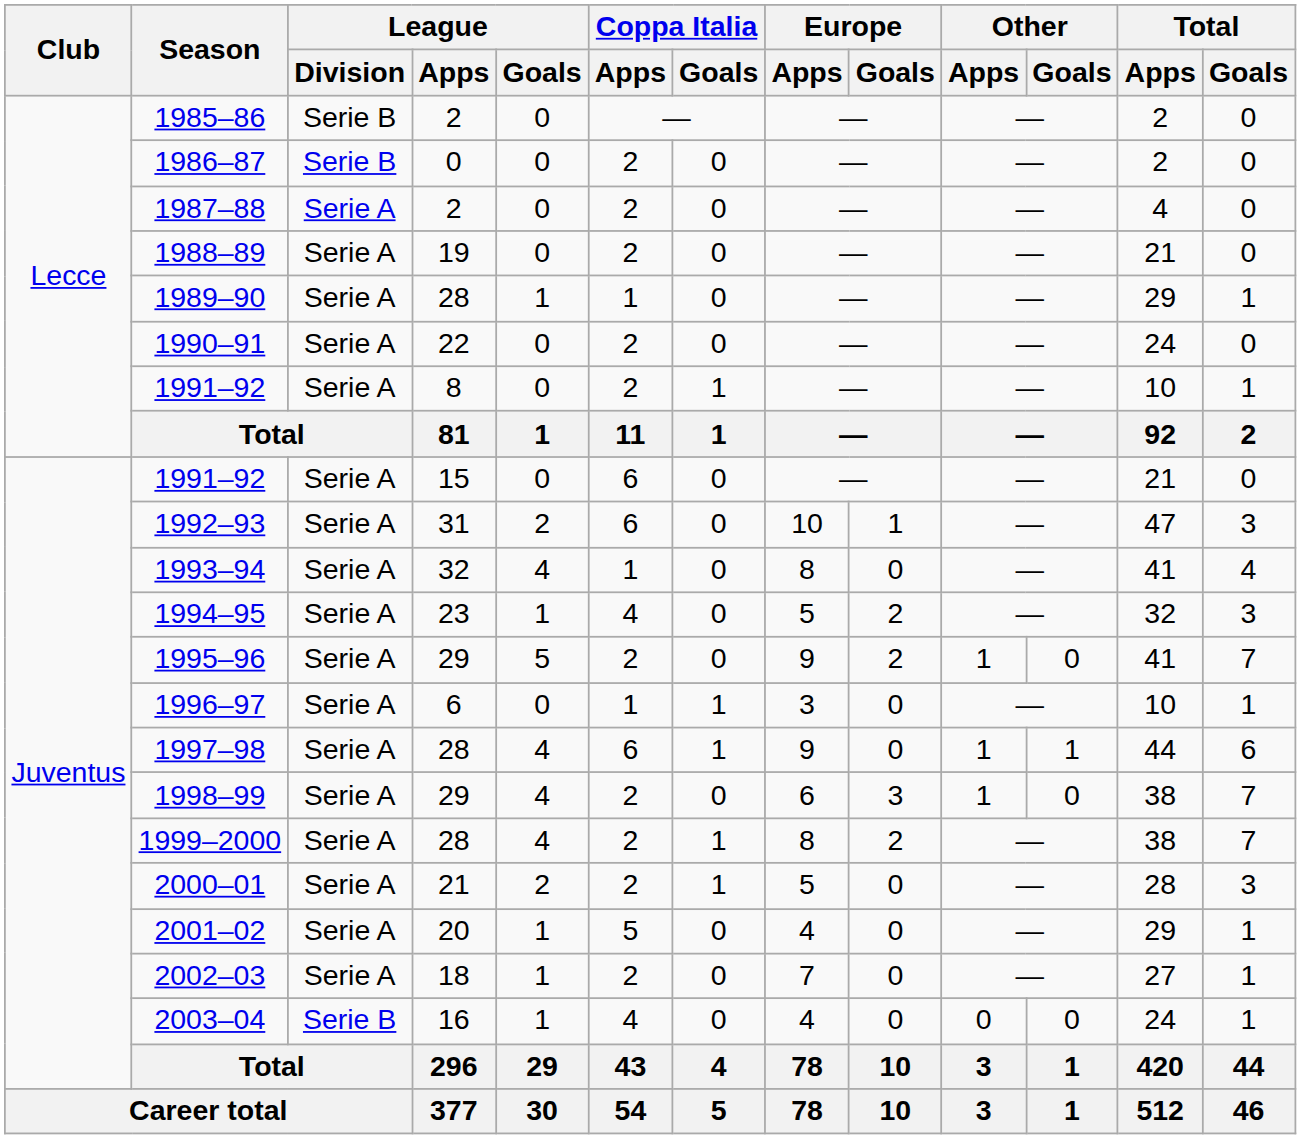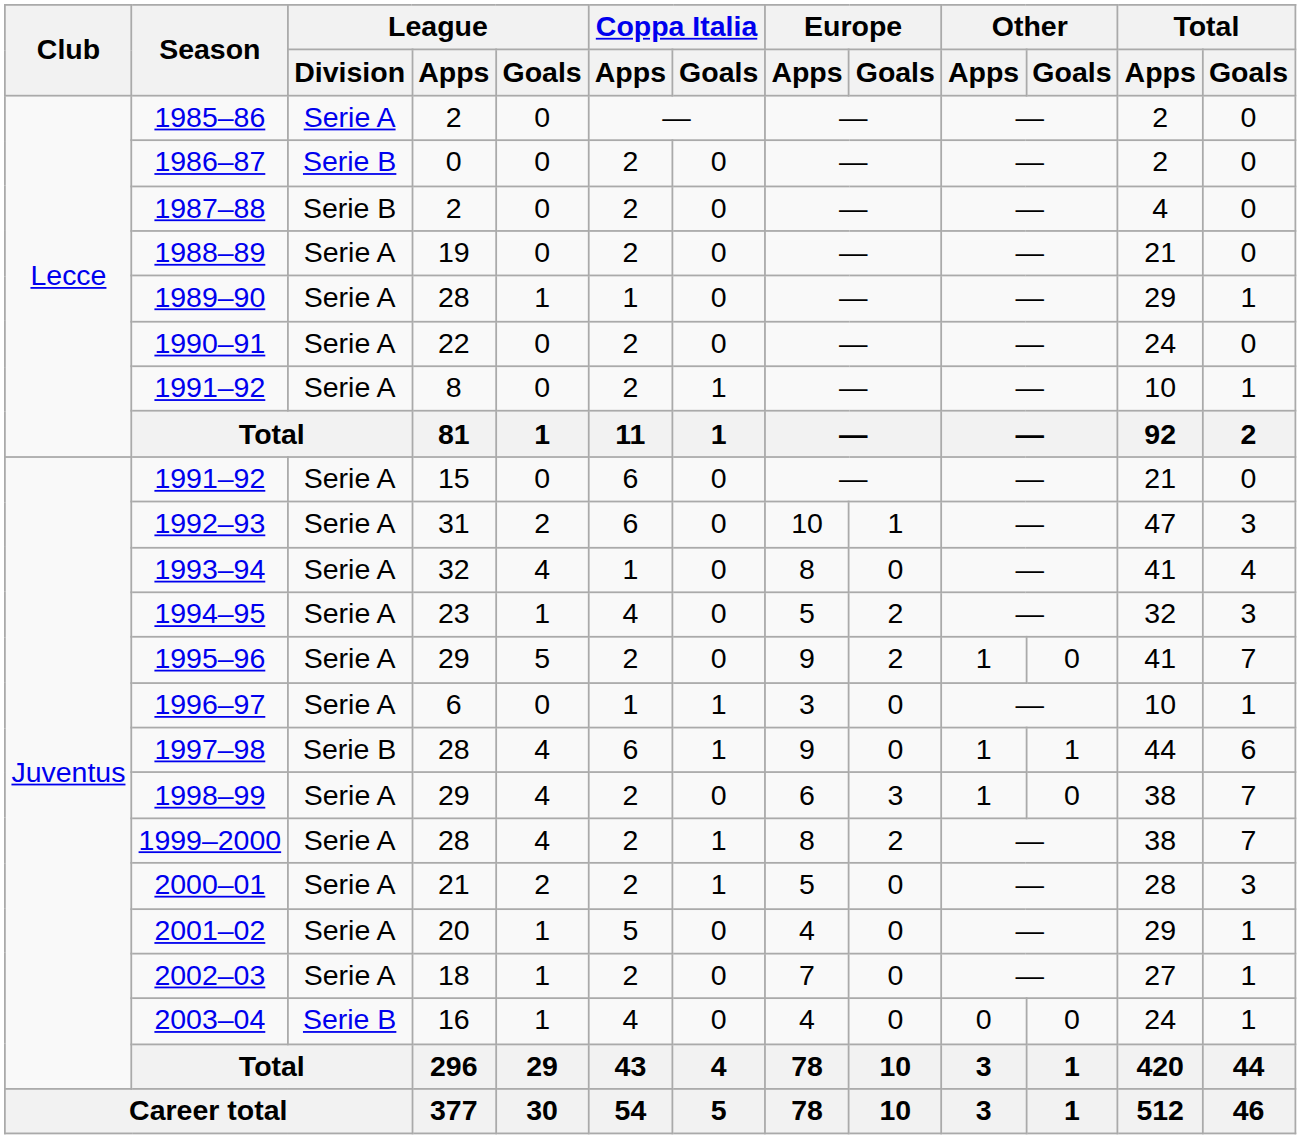(350, 117) Serie B -> (350, 117) Serie A
(350, 207) Serie A -> (350, 207) Serie B
(350, 749) Serie A -> (350, 749) Serie B
